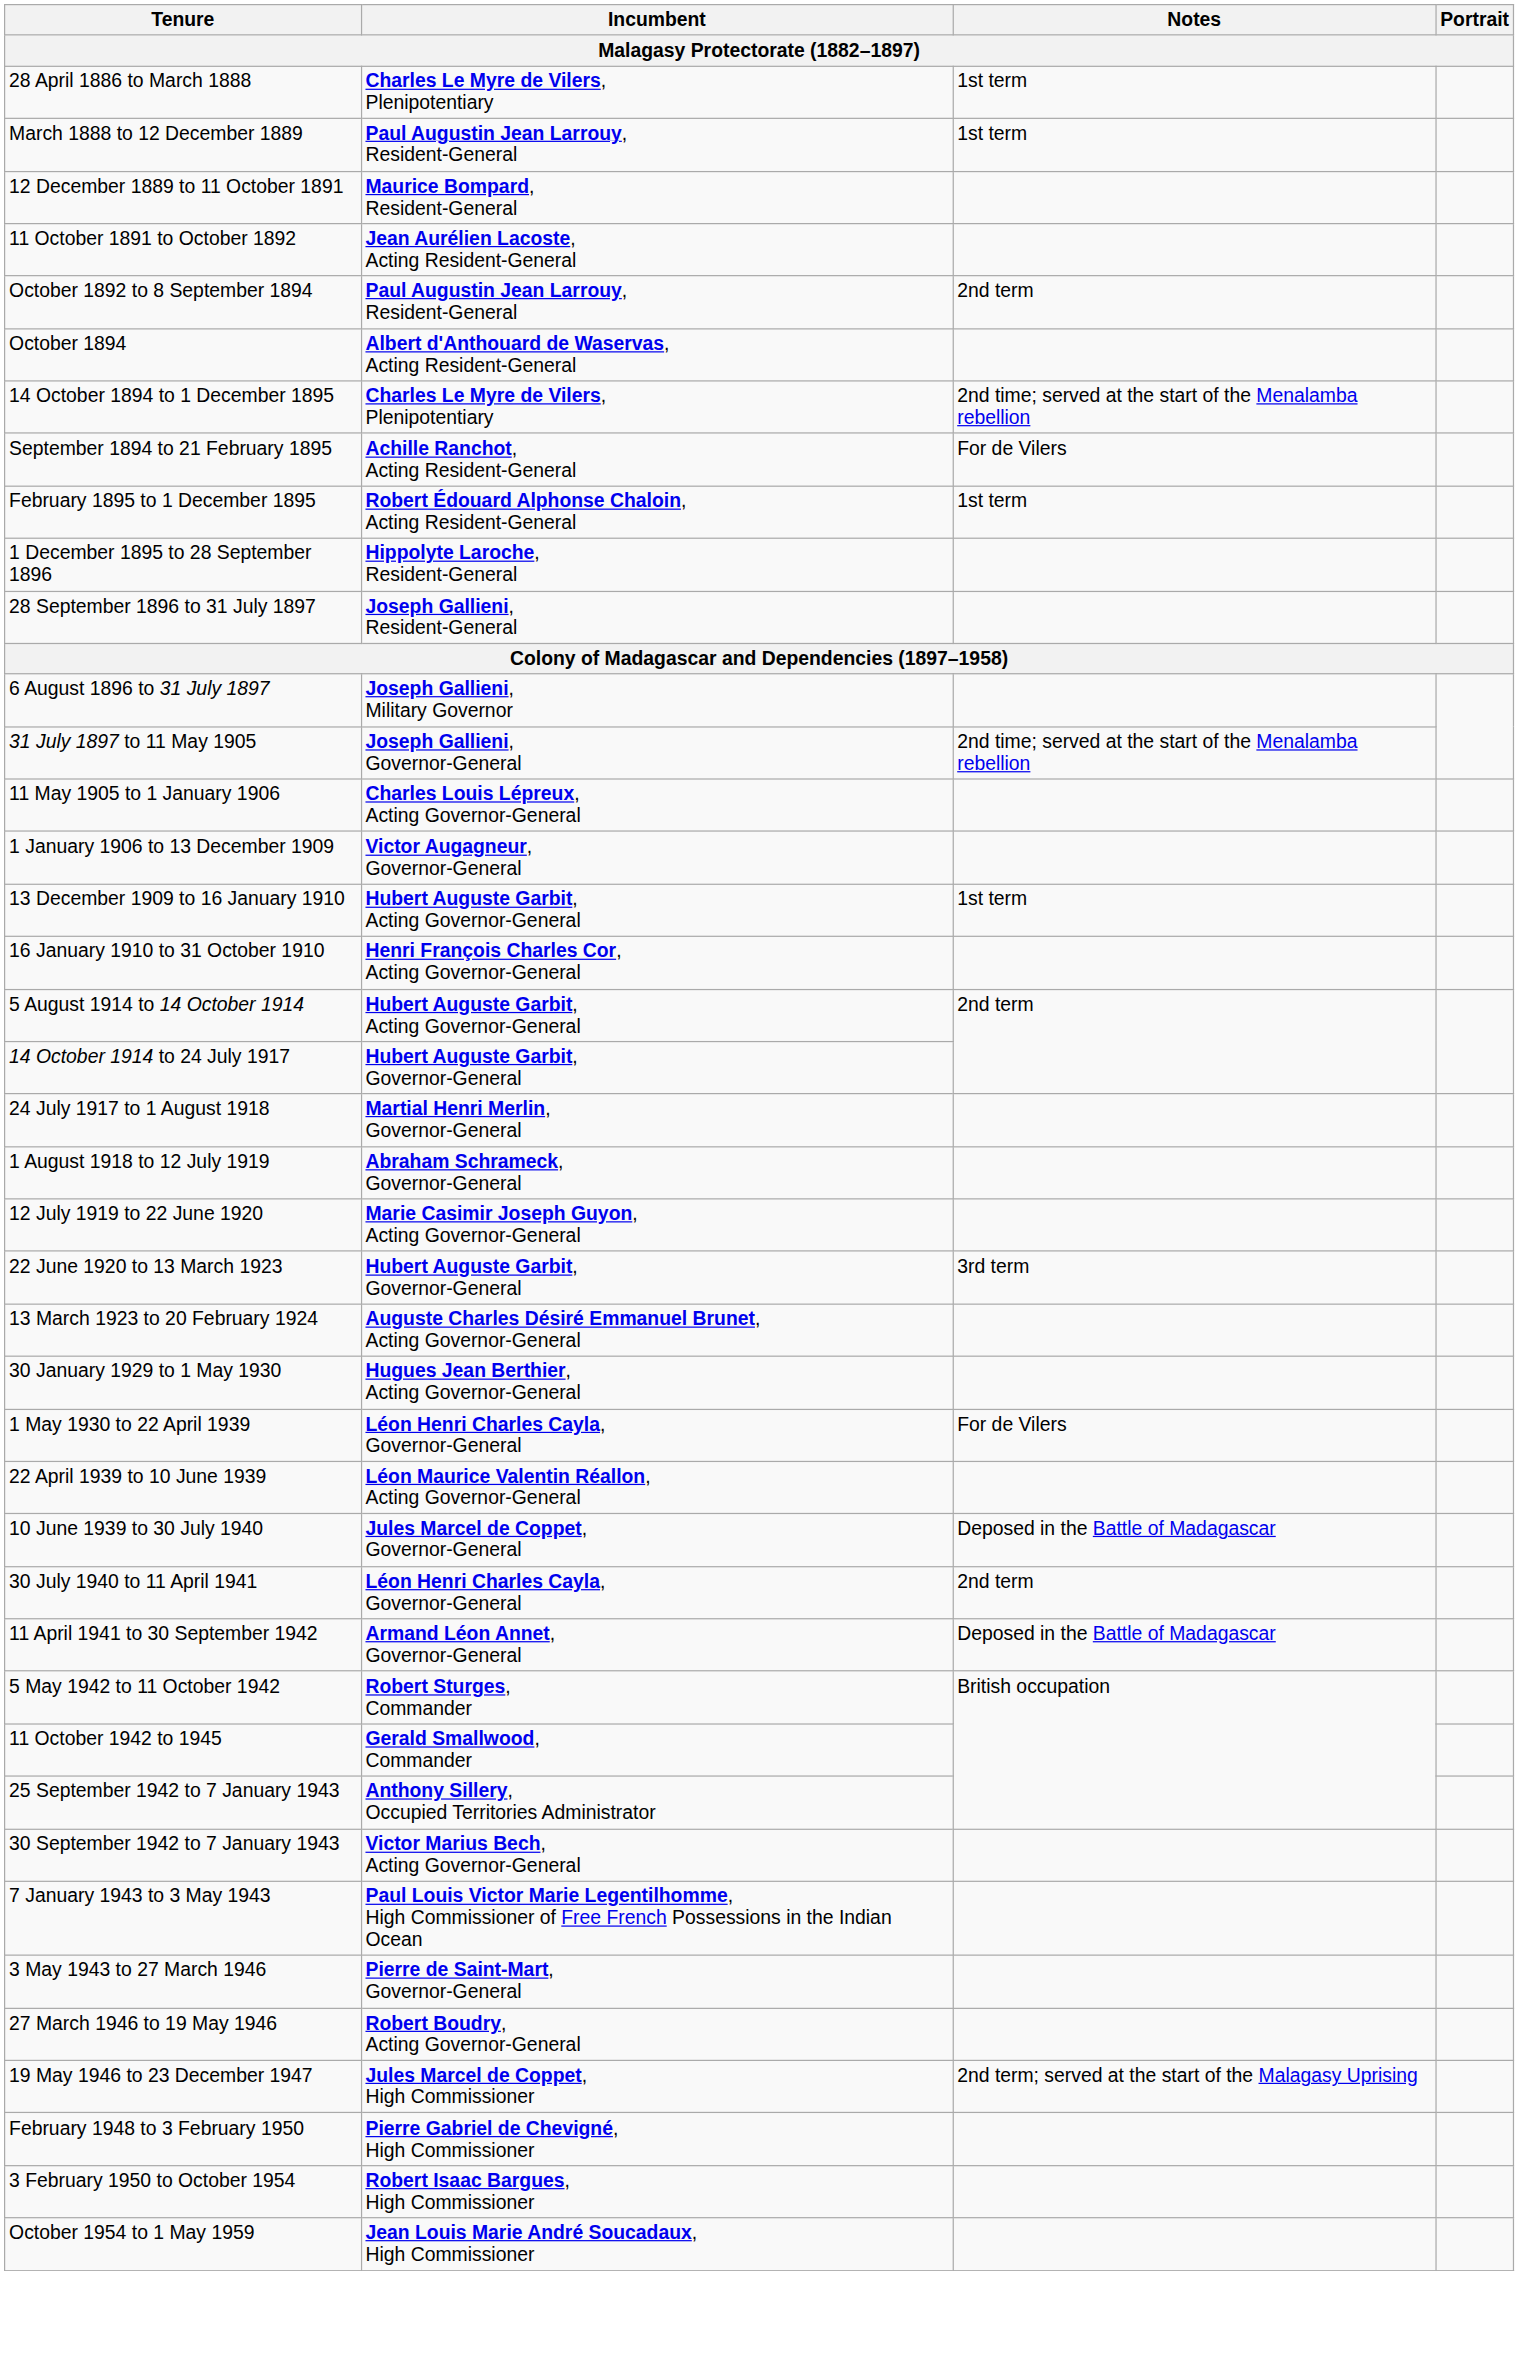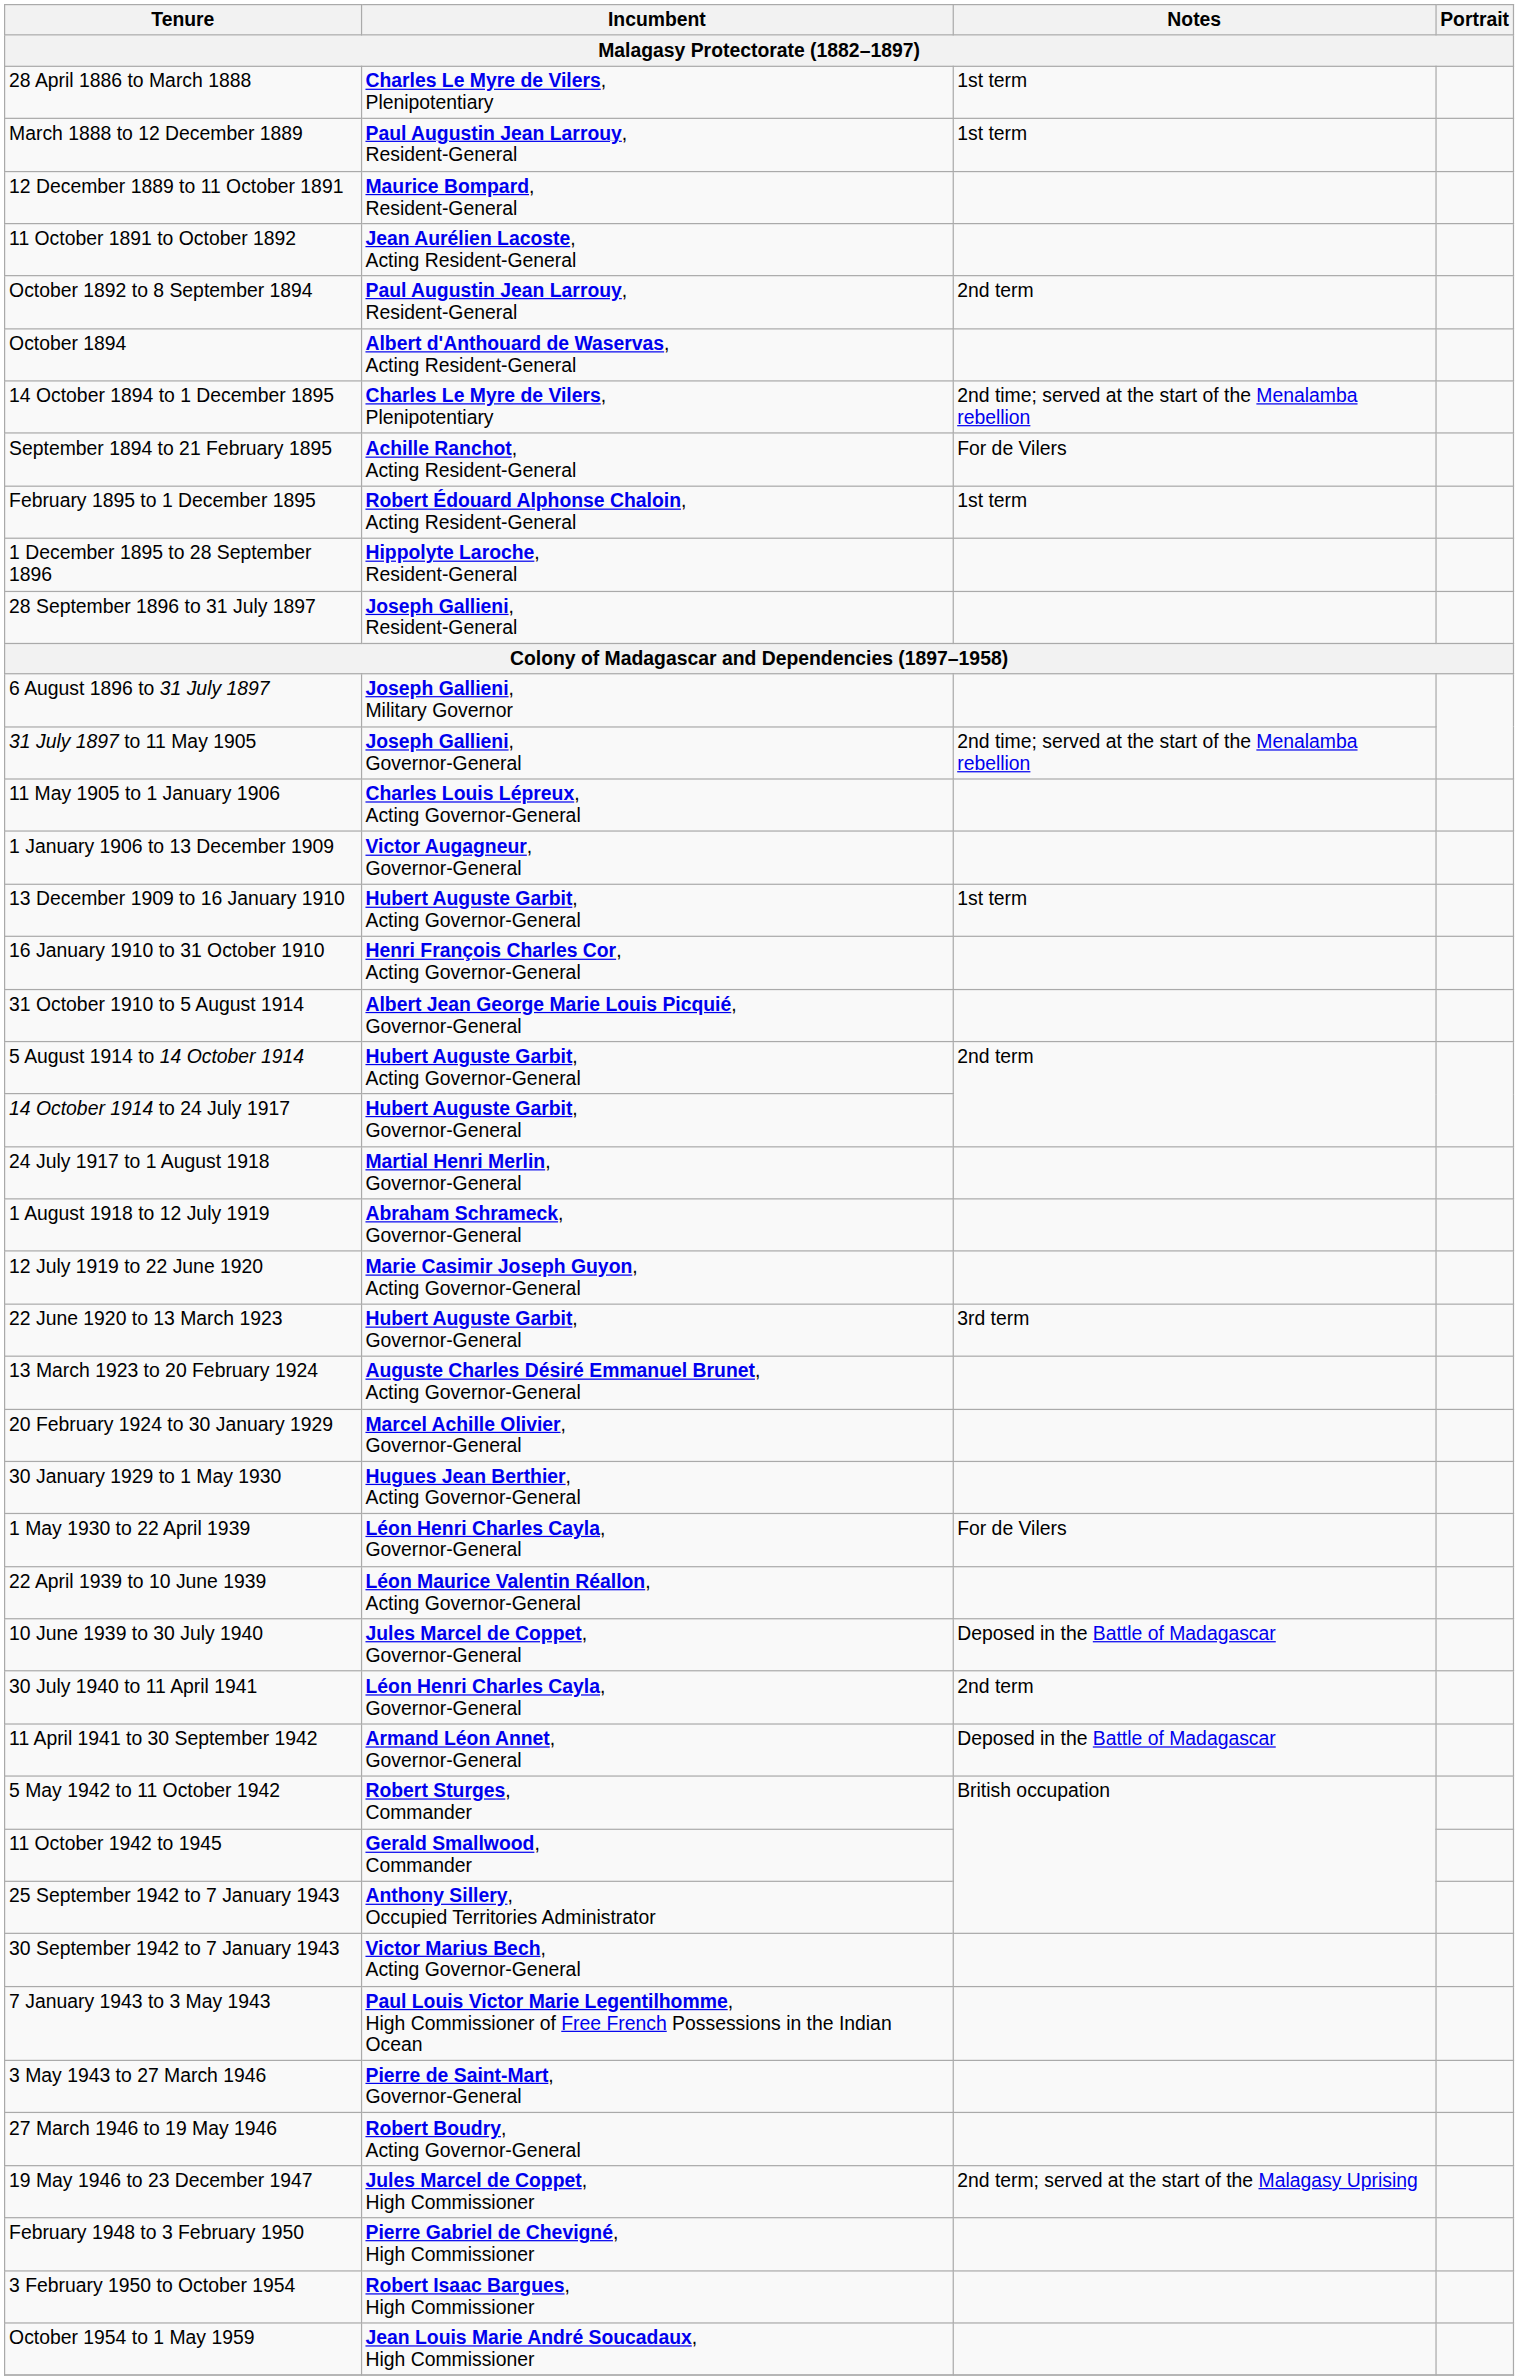+ row: (157, 1004)
+ row: (171, 1424)
